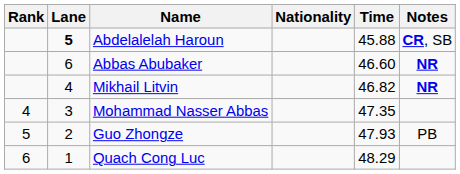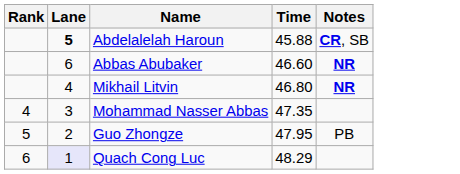- column: (313, 16)
(377, 87) 46.82 -> (294, 87) 46.80
(377, 134) 47.93 -> (294, 134) 47.95
(69, 158) no background -> (69, 158) lavender background
